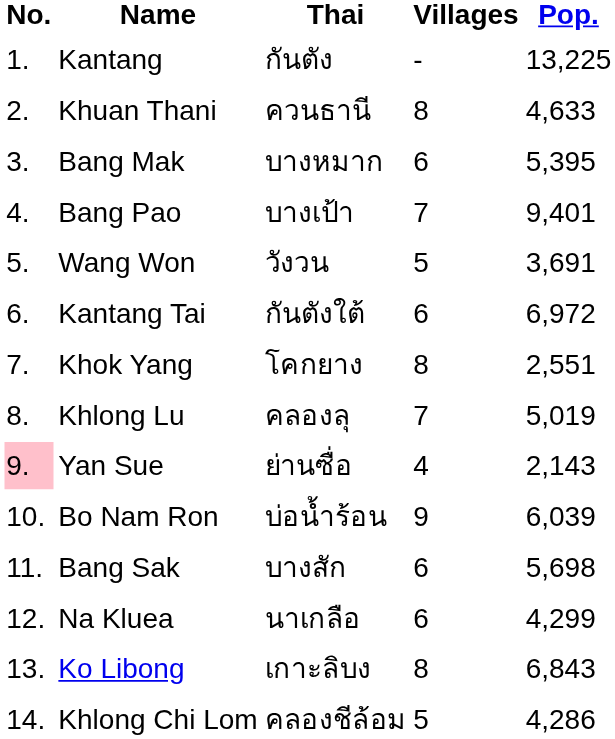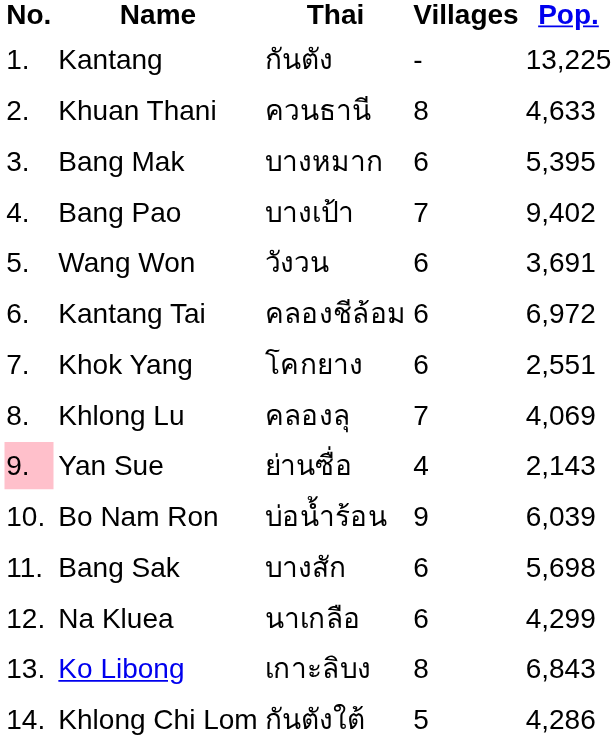(561, 211) 9,401 -> (561, 211) 9,402
(421, 262) 5 -> (421, 262) 6
(314, 313) กันตังใต้ -> (335, 313) คลองชีล้อม
(421, 363) 8 -> (421, 363) 6
(561, 414) 5,019 -> (561, 414) 4,069
(335, 719) คลองชีล้อม -> (314, 719) กันตังใต้
